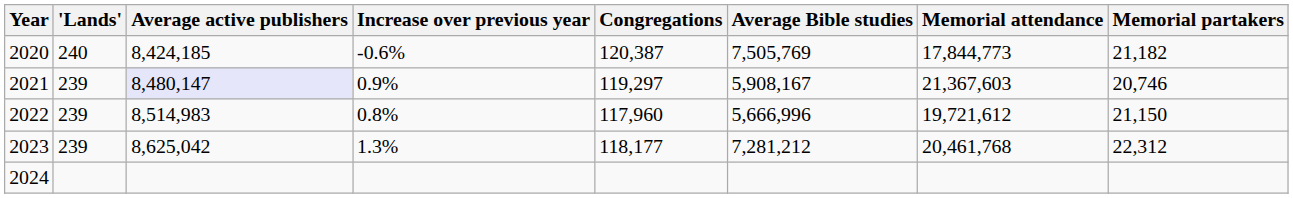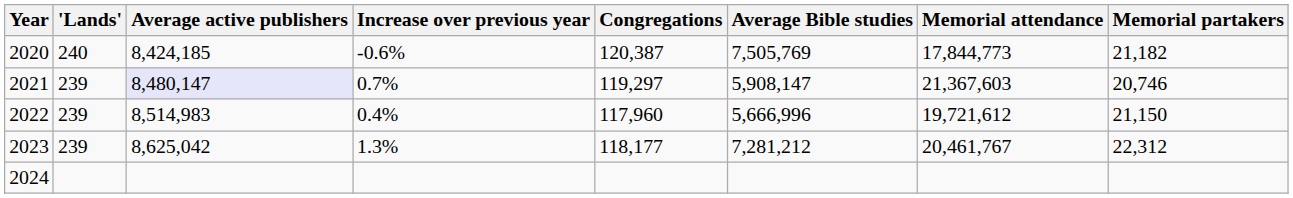(378, 83) 0.9% -> (378, 83) 0.7%
(771, 83) 5,908,167 -> (771, 83) 5,908,147
(378, 114) 0.8% -> (378, 114) 0.4%
(967, 146) 20,461,768 -> (967, 146) 20,461,767
